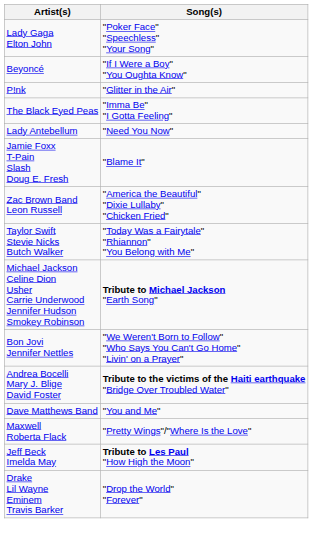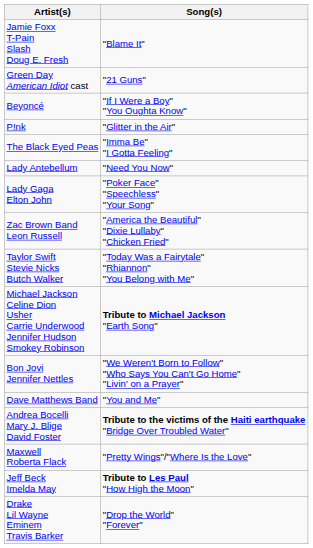rows swapped: (30, 38) <-> (37, 162)
+ row: (47, 80)
rows swapped: (37, 384) <-> (52, 410)
